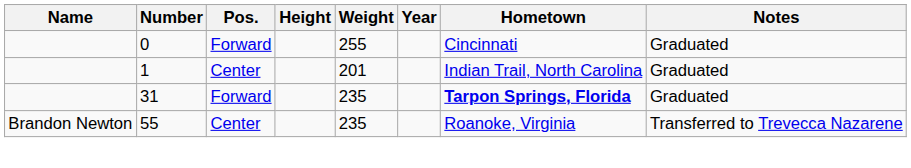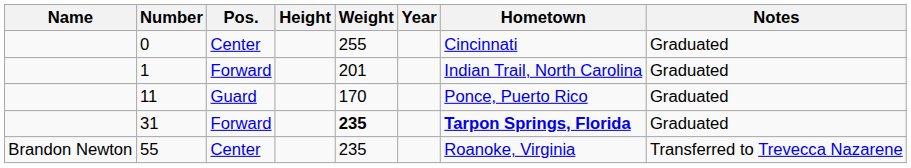(241, 44) Forward -> (235, 44) Center
(235, 70) Center -> (241, 70) Forward
+ row: (149, 96)
(353, 96) normal -> (353, 123) bold
